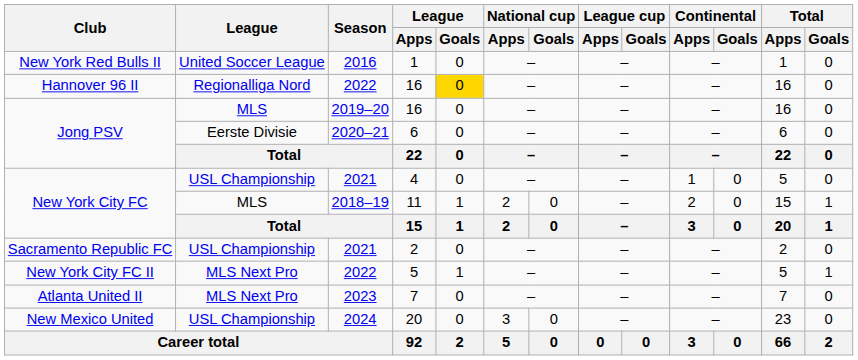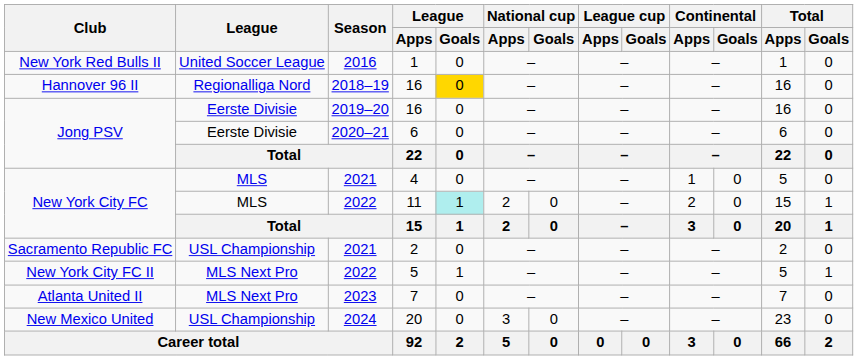(360, 86) 2022 -> (360, 86) 2018–19
(252, 109) MLS -> (252, 109) Eerste Divisie
(252, 179) USL Championship -> (252, 179) MLS
(360, 202) 2018–19 -> (360, 202) 2022
(460, 202) no background -> (460, 202) paleturquoise background
